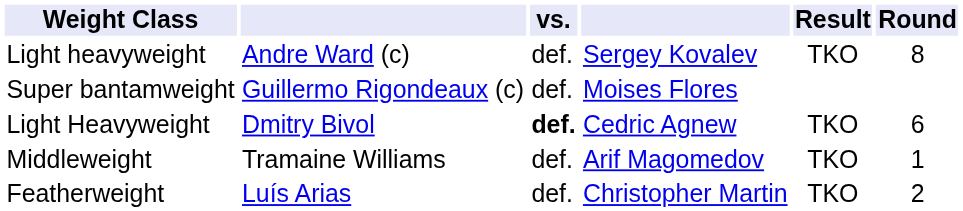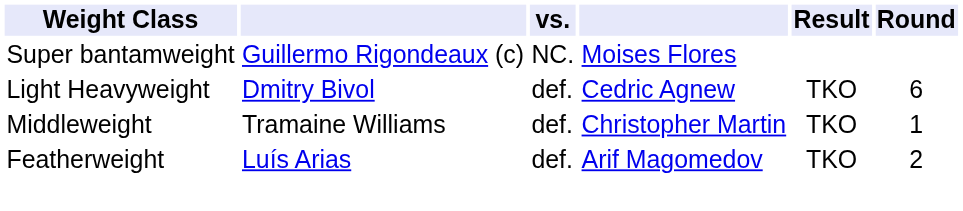- row: (106, 55)
(552, 90) def. -> (553, 55) NC.
(554, 125) bold -> (552, 90) normal
(674, 159) Arif Magomedov -> (684, 125) Christopher Martin
(685, 194) Christopher Martin -> (672, 159) Arif Magomedov
